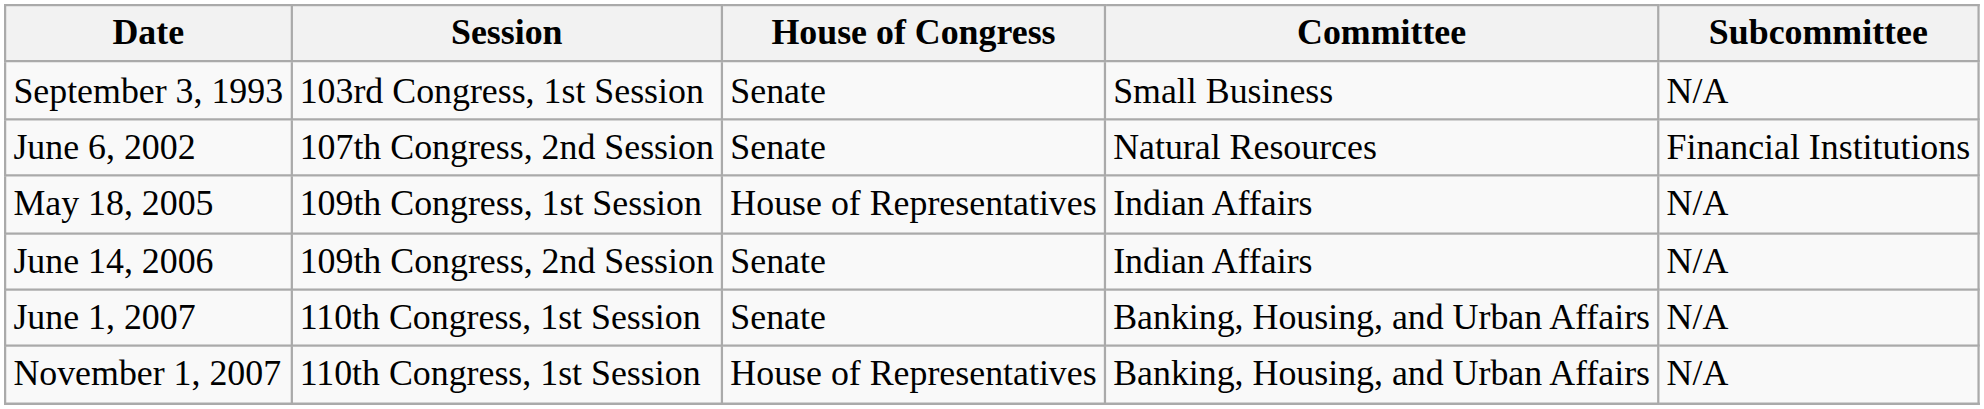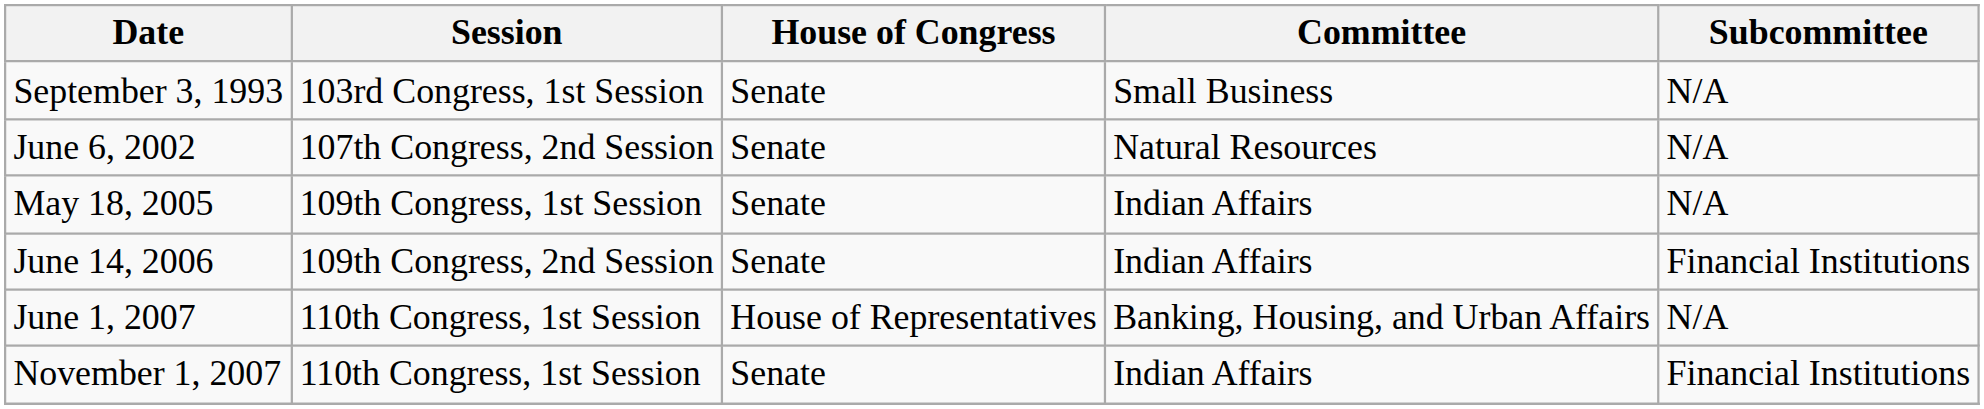(1818, 146) Financial Institutions -> (1697, 146) N/A
(913, 203) House of Representatives -> (778, 203) Senate
(1697, 260) N/A -> (1818, 260) Financial Institutions
(778, 317) Senate -> (913, 317) House of Representatives
(913, 373) House of Representatives -> (778, 373) Senate
(1382, 373) Banking, Housing, and Urban Affairs -> (1213, 373) Indian Affairs
(1697, 373) N/A -> (1818, 373) Financial Institutions
